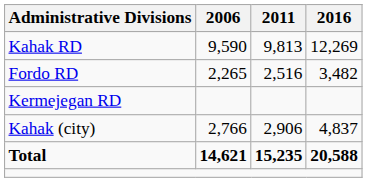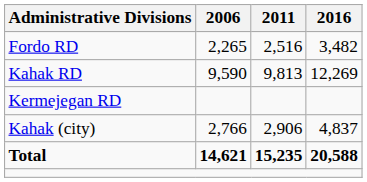rows swapped: (43, 73) <-> (45, 45)
